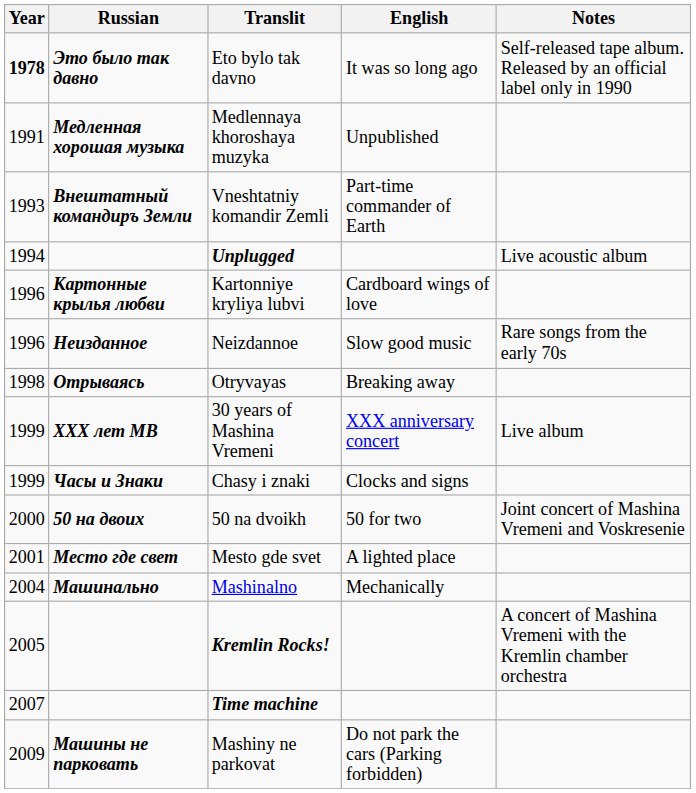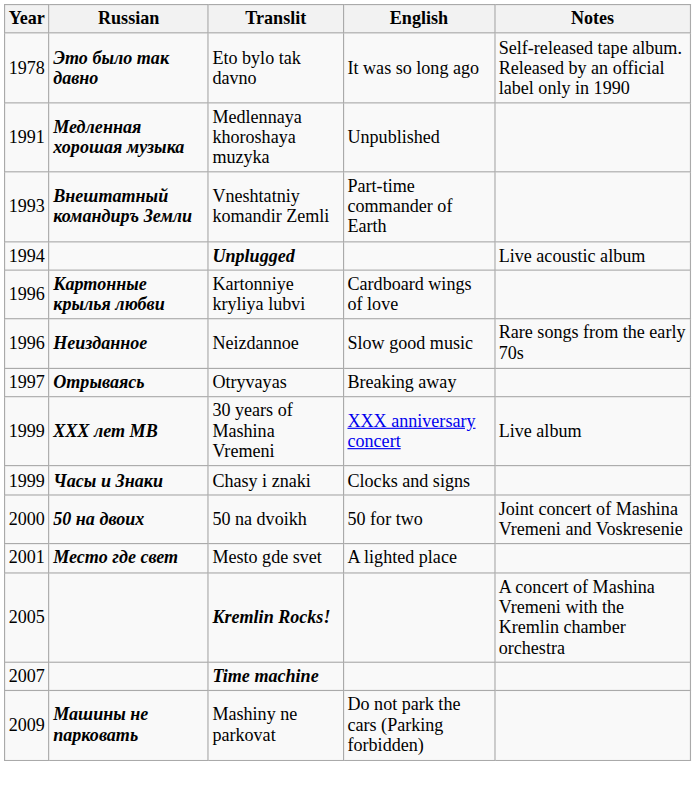(27, 67) bold -> (27, 67) normal
(27, 382) 1998 -> (27, 382) 1997
- row: (254, 586)
